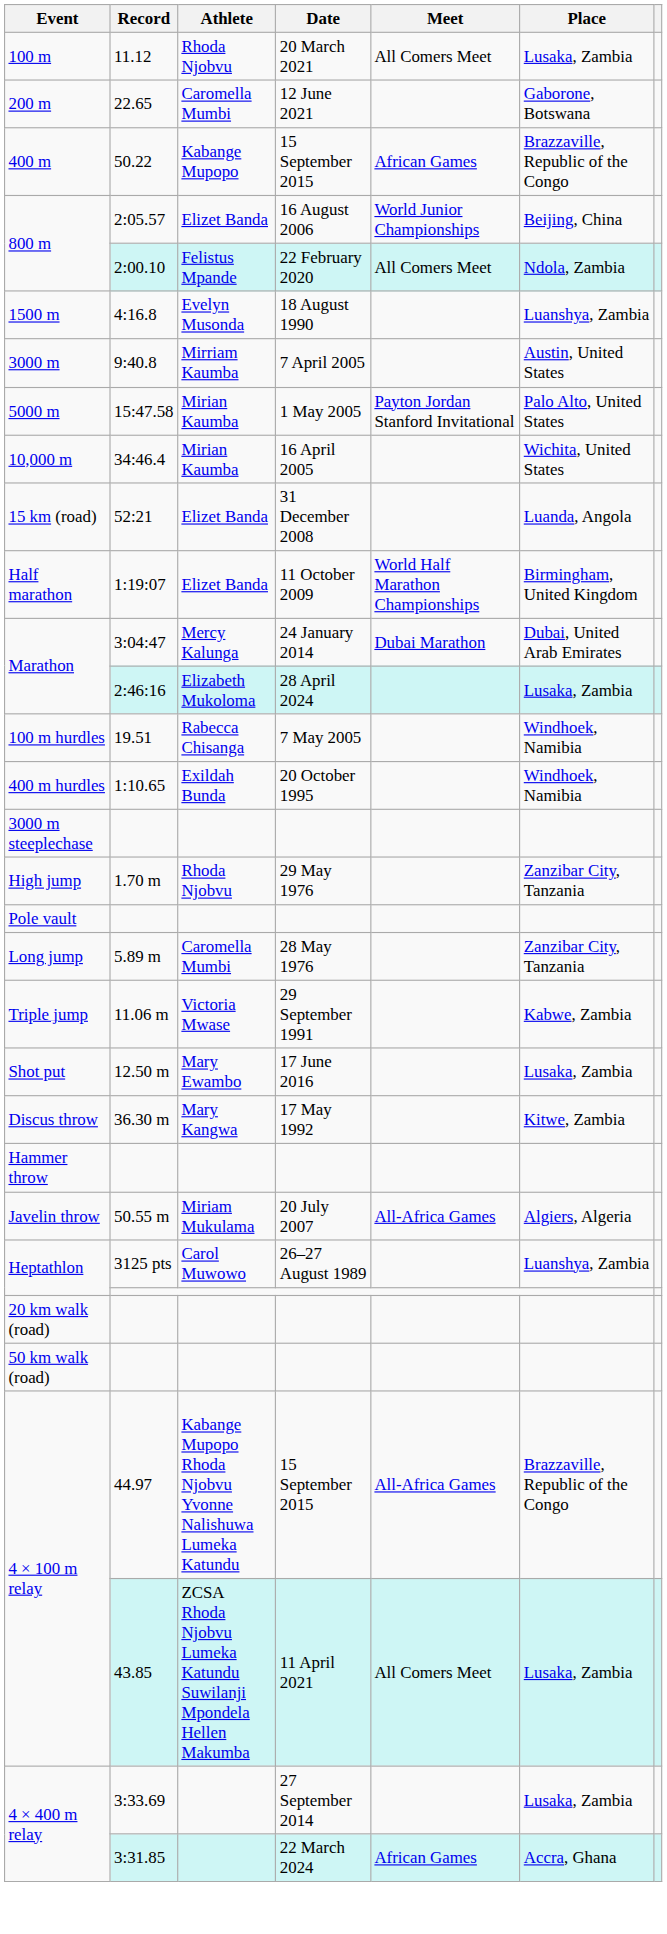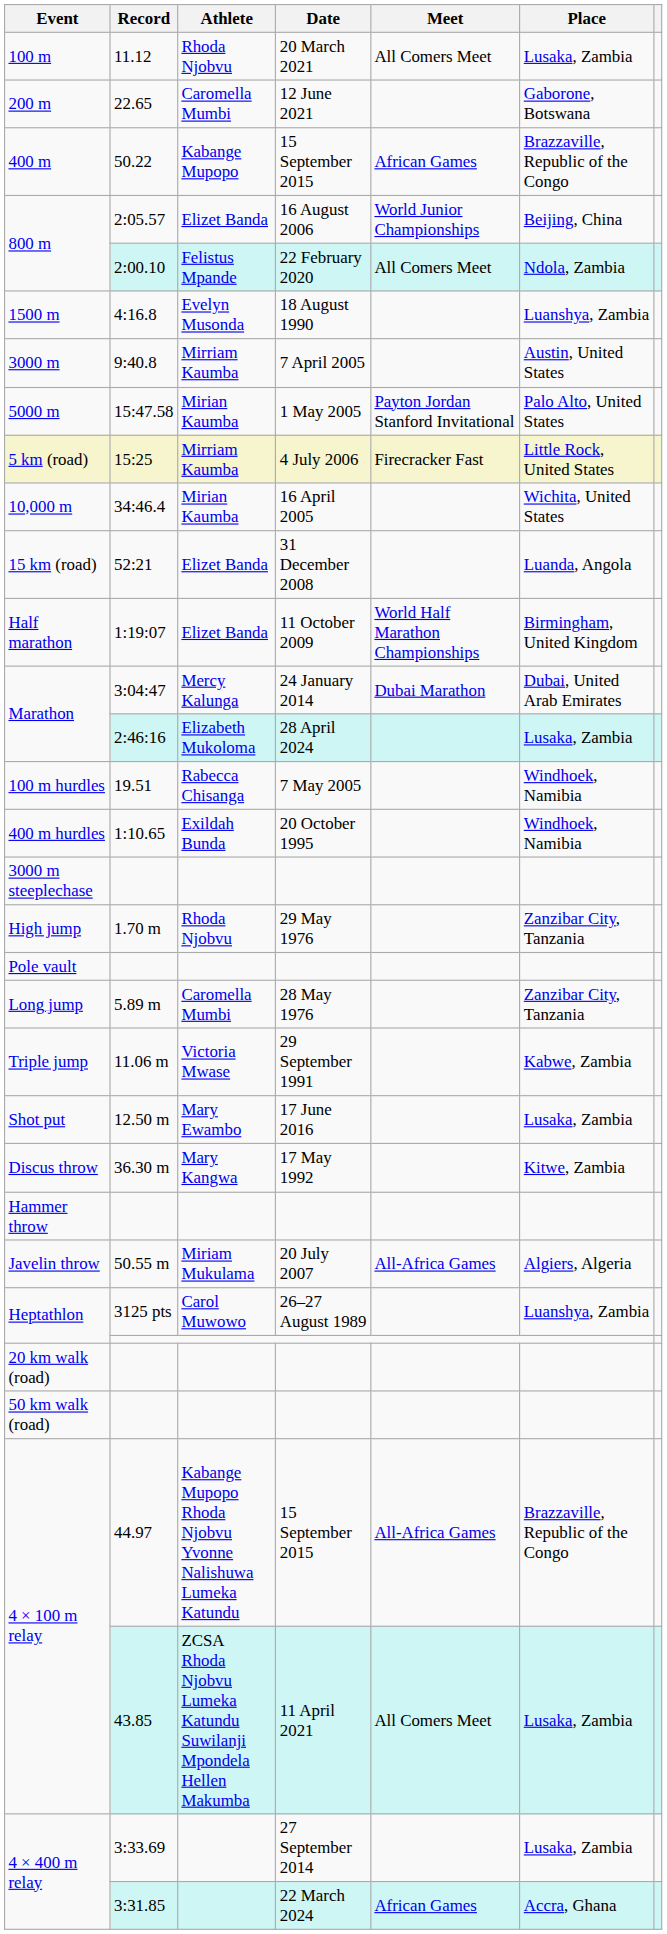+ row: (48, 458)
